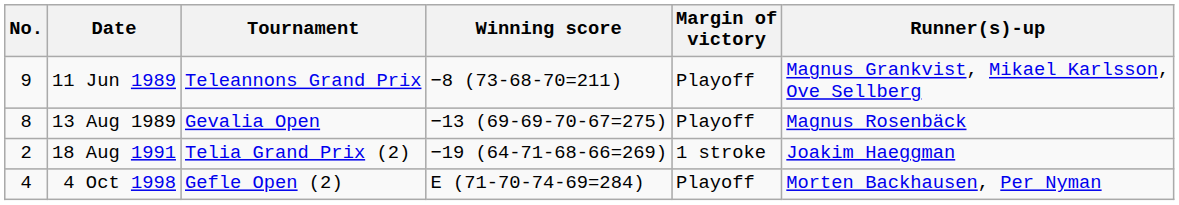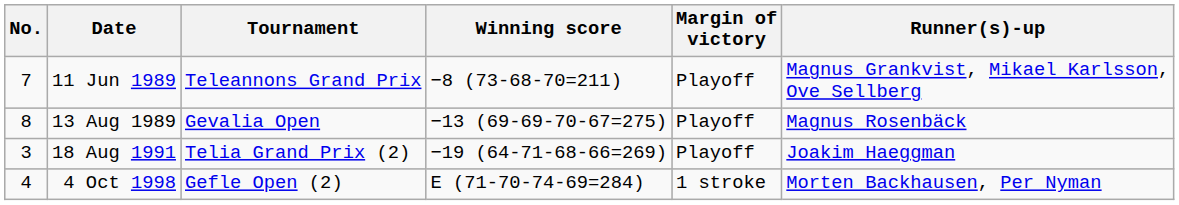(26, 82) 9 -> (26, 82) 7
(26, 154) 2 -> (26, 154) 3
(721, 154) 1 stroke -> (715, 154) Playoff
(715, 184) Playoff -> (721, 184) 1 stroke
